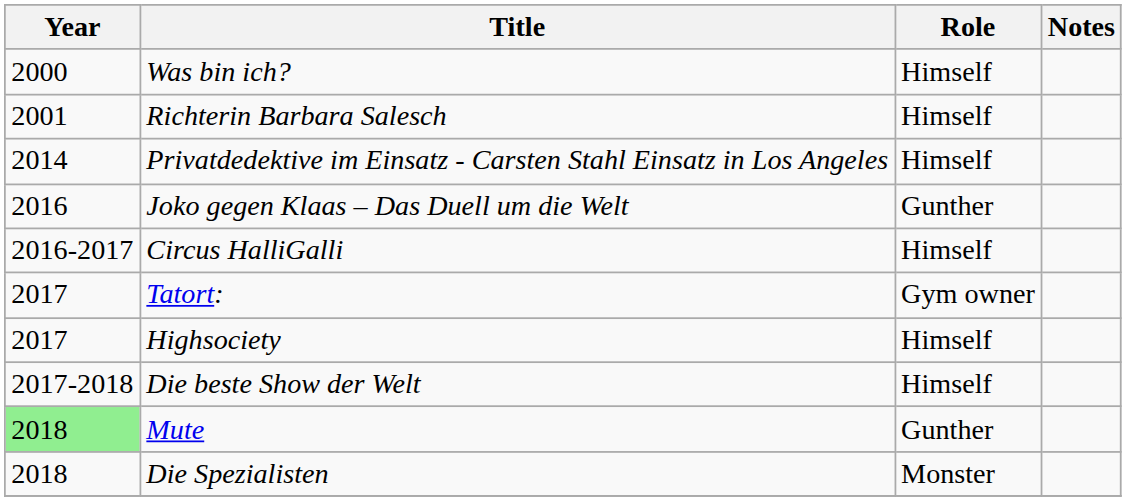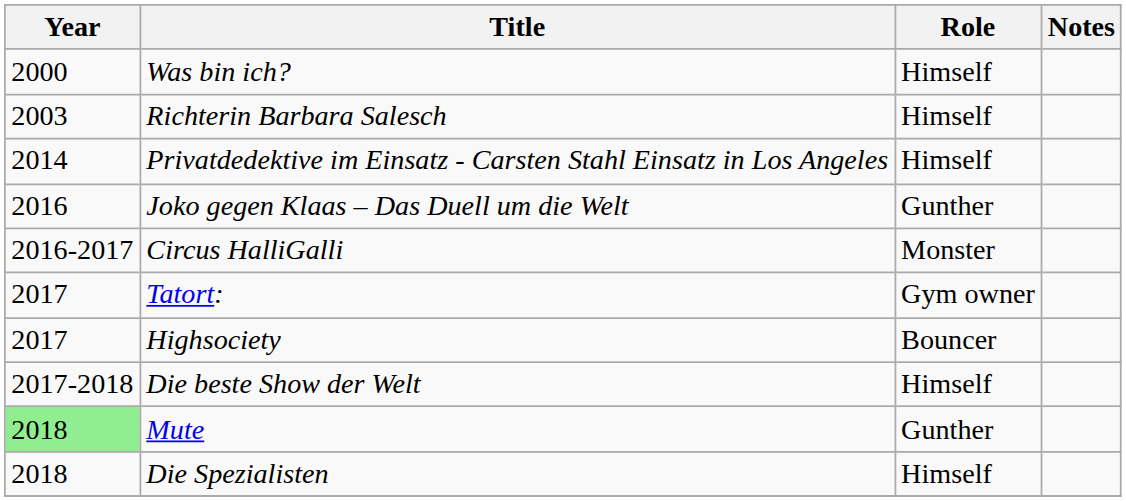(40, 116) 2001 -> (40, 116) 2003
(946, 250) Himself -> (948, 250) Monster
(946, 339) Himself -> (949, 339) Bouncer
(948, 473) Monster -> (946, 473) Himself
